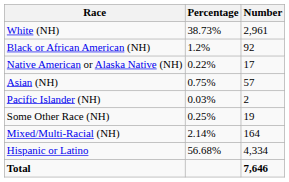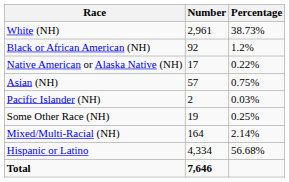columns swapped: (263, 13) <-> (213, 13)
